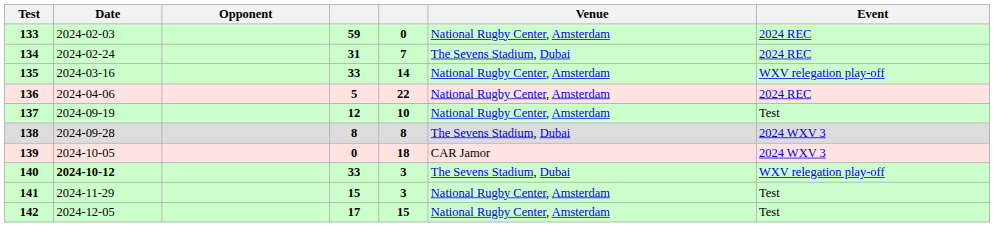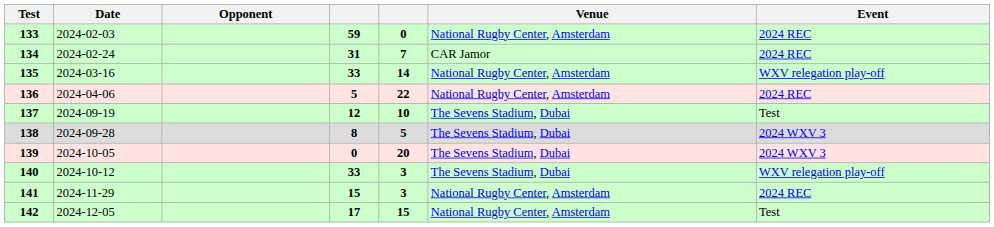(501, 53) The Sevens Stadium, Dubai -> (460, 53) CAR Jamor
(520, 113) National Rugby Center, Amsterdam -> (501, 113) The Sevens Stadium, Dubai
(403, 133) 8 -> (403, 133) 5
(403, 152) 18 -> (403, 152) 20
(460, 152) CAR Jamor -> (501, 152) The Sevens Stadium, Dubai
(86, 172) bold -> (86, 172) normal
(769, 192) Test -> (785, 192) 2024 REC
